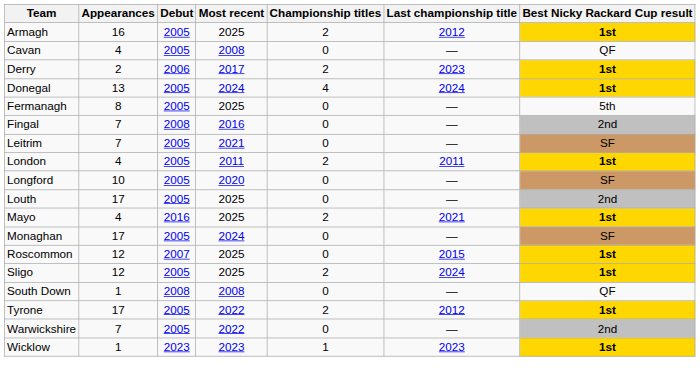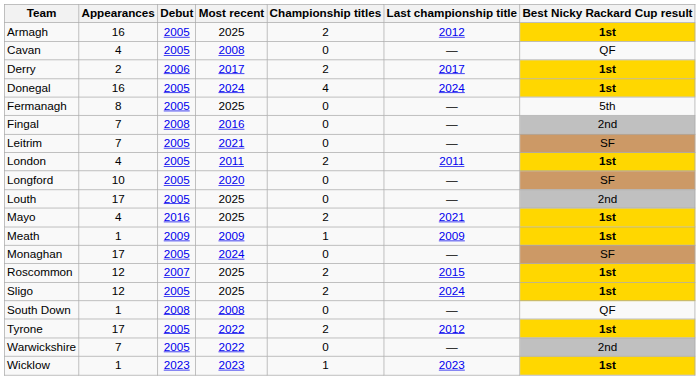(452, 69) 2023 -> (452, 69) 2017
(118, 87) 13 -> (118, 87) 16
+ row: (23, 236)
(325, 254) 0 -> (325, 273) 2
